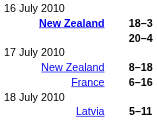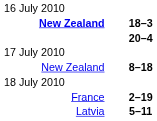- row: (88, 82)
+ row: (88, 97)
